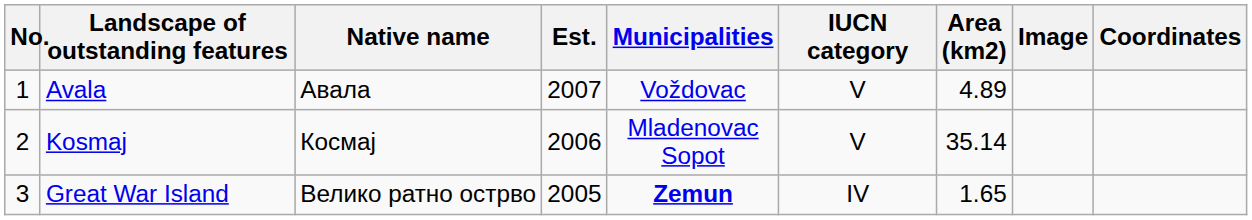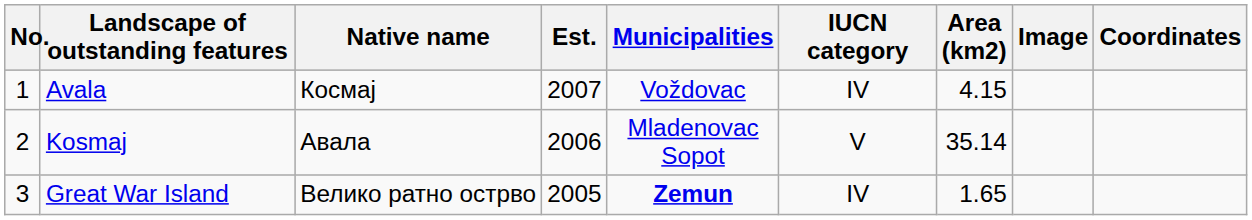(335, 89) Авала -> (338, 89) Космај
(858, 89) V -> (858, 89) IV
(983, 89) 4.89 -> (983, 89) 4.15
(338, 141) Космај -> (335, 141) Авала
